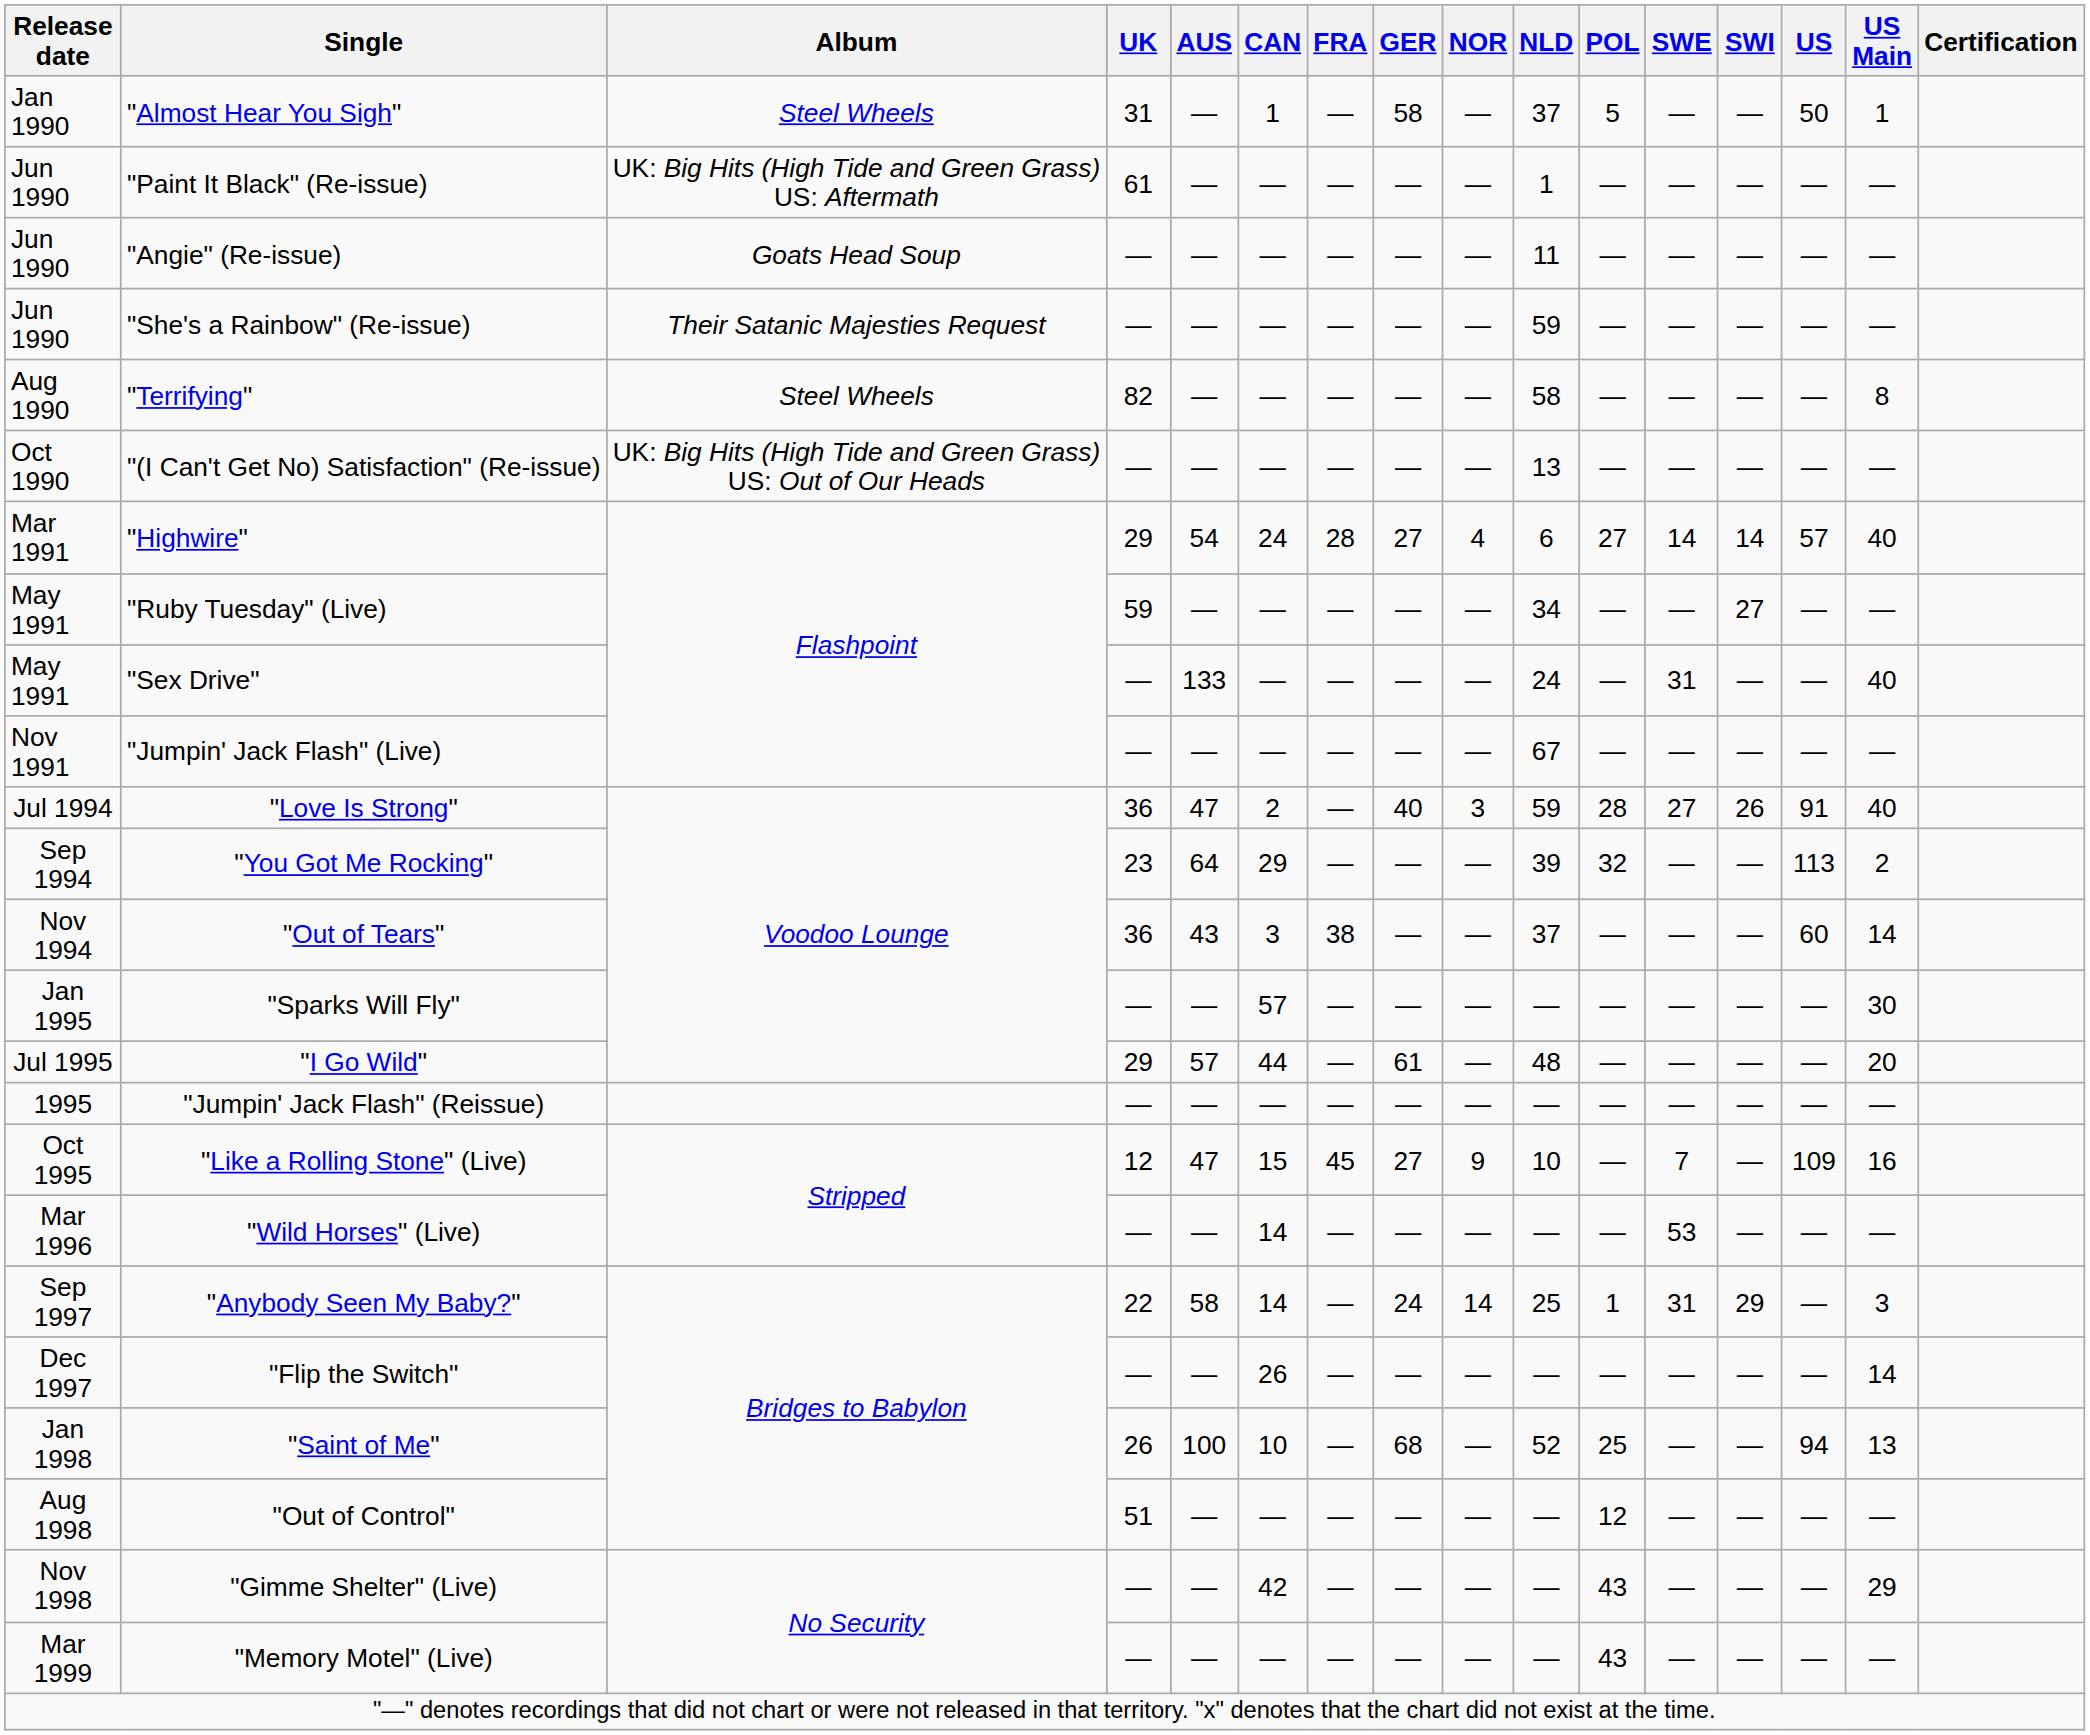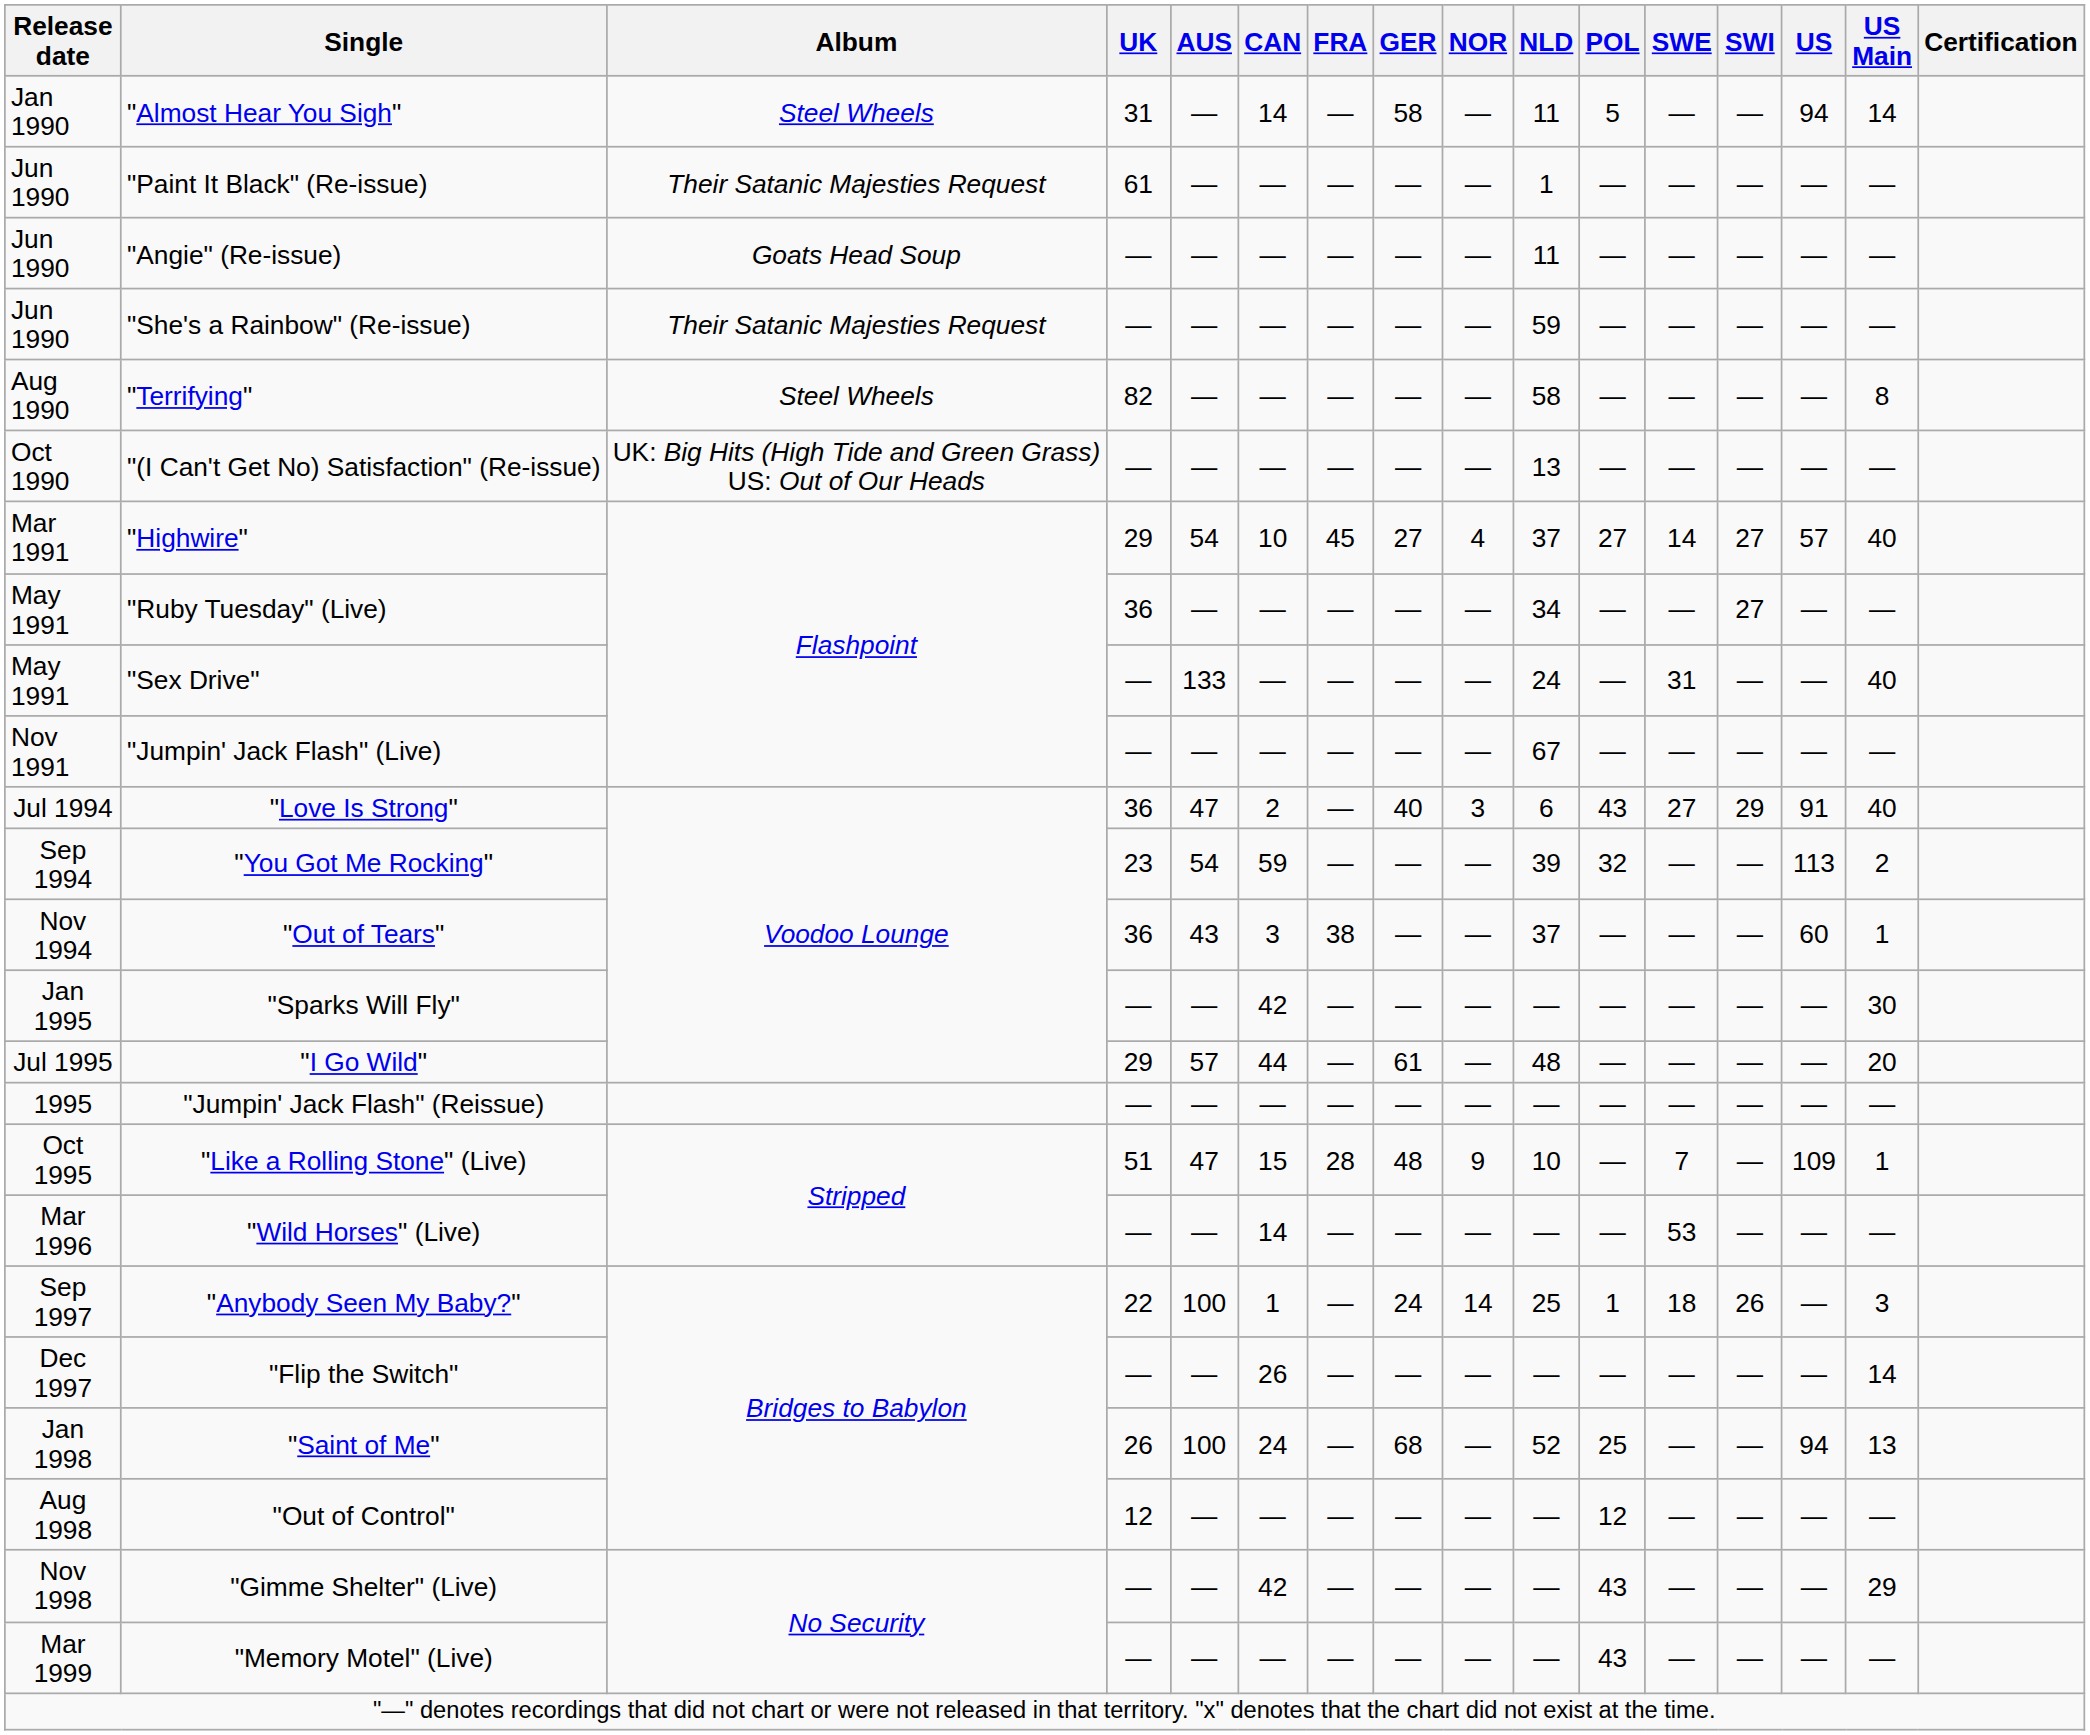(1273, 112) 1 -> (1273, 112) 14
(1546, 112) 37 -> (1546, 112) 11
(1814, 112) 50 -> (1814, 112) 94
(1882, 112) 1 -> (1882, 112) 14
(856, 183) UK: Big Hits (High Tide and Green Grass) US: Aftermath -> (856, 183) Their Satanic Majesties Request
(1273, 538) 24 -> (1273, 538) 10
(1340, 538) 28 -> (1340, 538) 45
(1546, 538) 6 -> (1546, 538) 37
(1750, 538) 14 -> (1750, 538) 27
(1138, 609) 59 -> (1138, 609) 36
(1546, 807) 59 -> (1546, 807) 6
(1613, 807) 28 -> (1613, 807) 43
(1750, 807) 26 -> (1750, 807) 29
(1204, 864) 64 -> (1204, 864) 54
(1273, 864) 29 -> (1273, 864) 59
(1882, 935) 14 -> (1882, 935) 1
(1273, 1006) 57 -> (1273, 1006) 42
(1138, 1160) 12 -> (1138, 1160) 51
(1340, 1160) 45 -> (1340, 1160) 28
(1408, 1160) 27 -> (1408, 1160) 48
(1882, 1160) 16 -> (1882, 1160) 1
(1204, 1302) 58 -> (1204, 1302) 100
(1273, 1302) 14 -> (1273, 1302) 1
(1682, 1302) 31 -> (1682, 1302) 18
(1750, 1302) 29 -> (1750, 1302) 26
(1273, 1444) 10 -> (1273, 1444) 24
(1138, 1515) 51 -> (1138, 1515) 12
